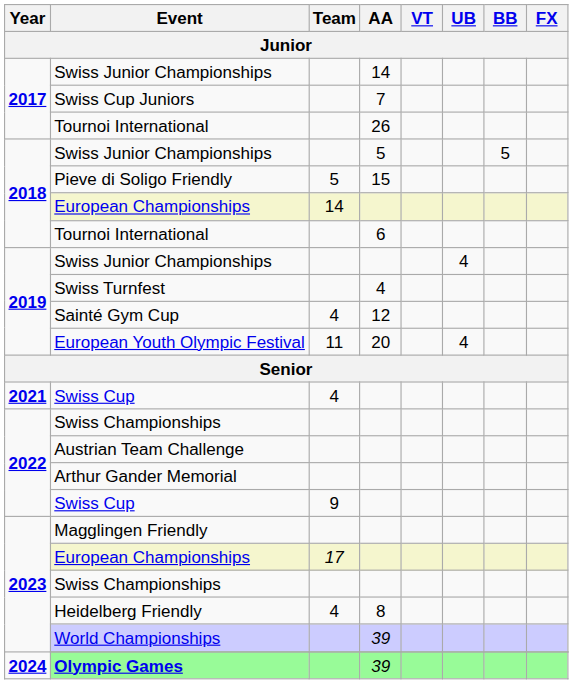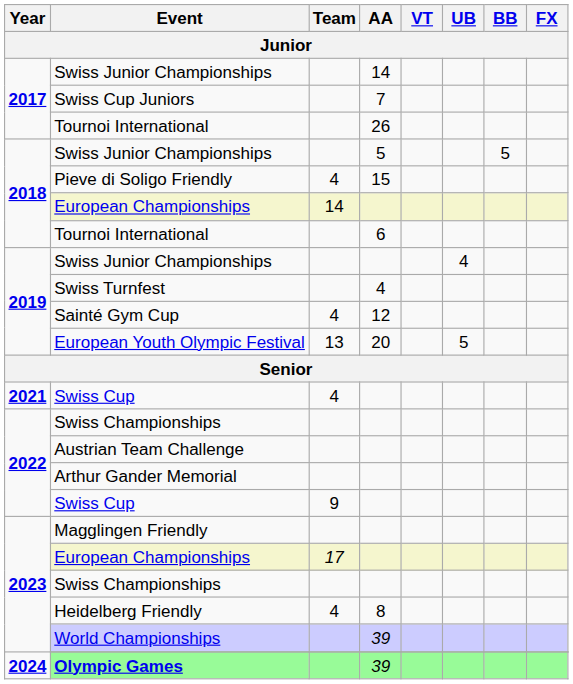(334, 180) 5 -> (334, 180) 4
(334, 342) 11 -> (334, 342) 13
(464, 342) 4 -> (464, 342) 5
